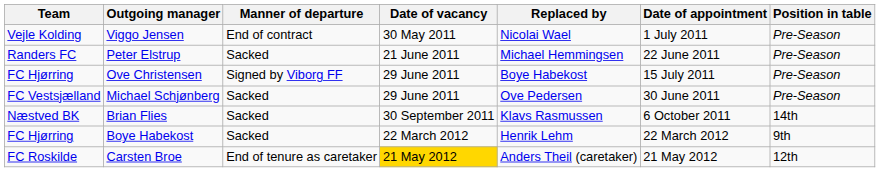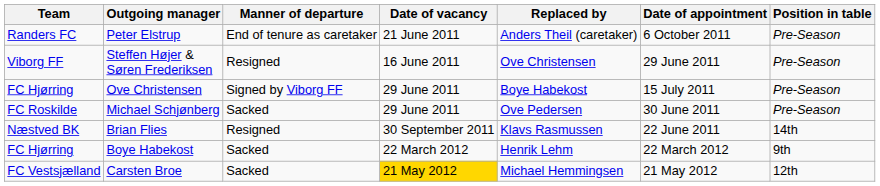- row: (145, 34)
(247, 55) Sacked -> (302, 34) End of tenure as caretaker
(562, 55) Michael Hemmingsen -> (569, 34) Anders Theil (caretaker)
(682, 55) 22 June 2011 -> (687, 34) 6 October 2011
+ row: (159, 62)
(54, 95) FC Vestsjælland -> (42, 110) FC Roskilde
(247, 116) Sacked -> (253, 130) Resigned
(687, 116) 6 October 2011 -> (682, 130) 22 June 2011
(42, 156) FC Roskilde -> (54, 171) FC Vestsjælland
(302, 156) End of tenure as caretaker -> (247, 171) Sacked
(569, 156) Anders Theil (caretaker) -> (562, 171) Michael Hemmingsen
